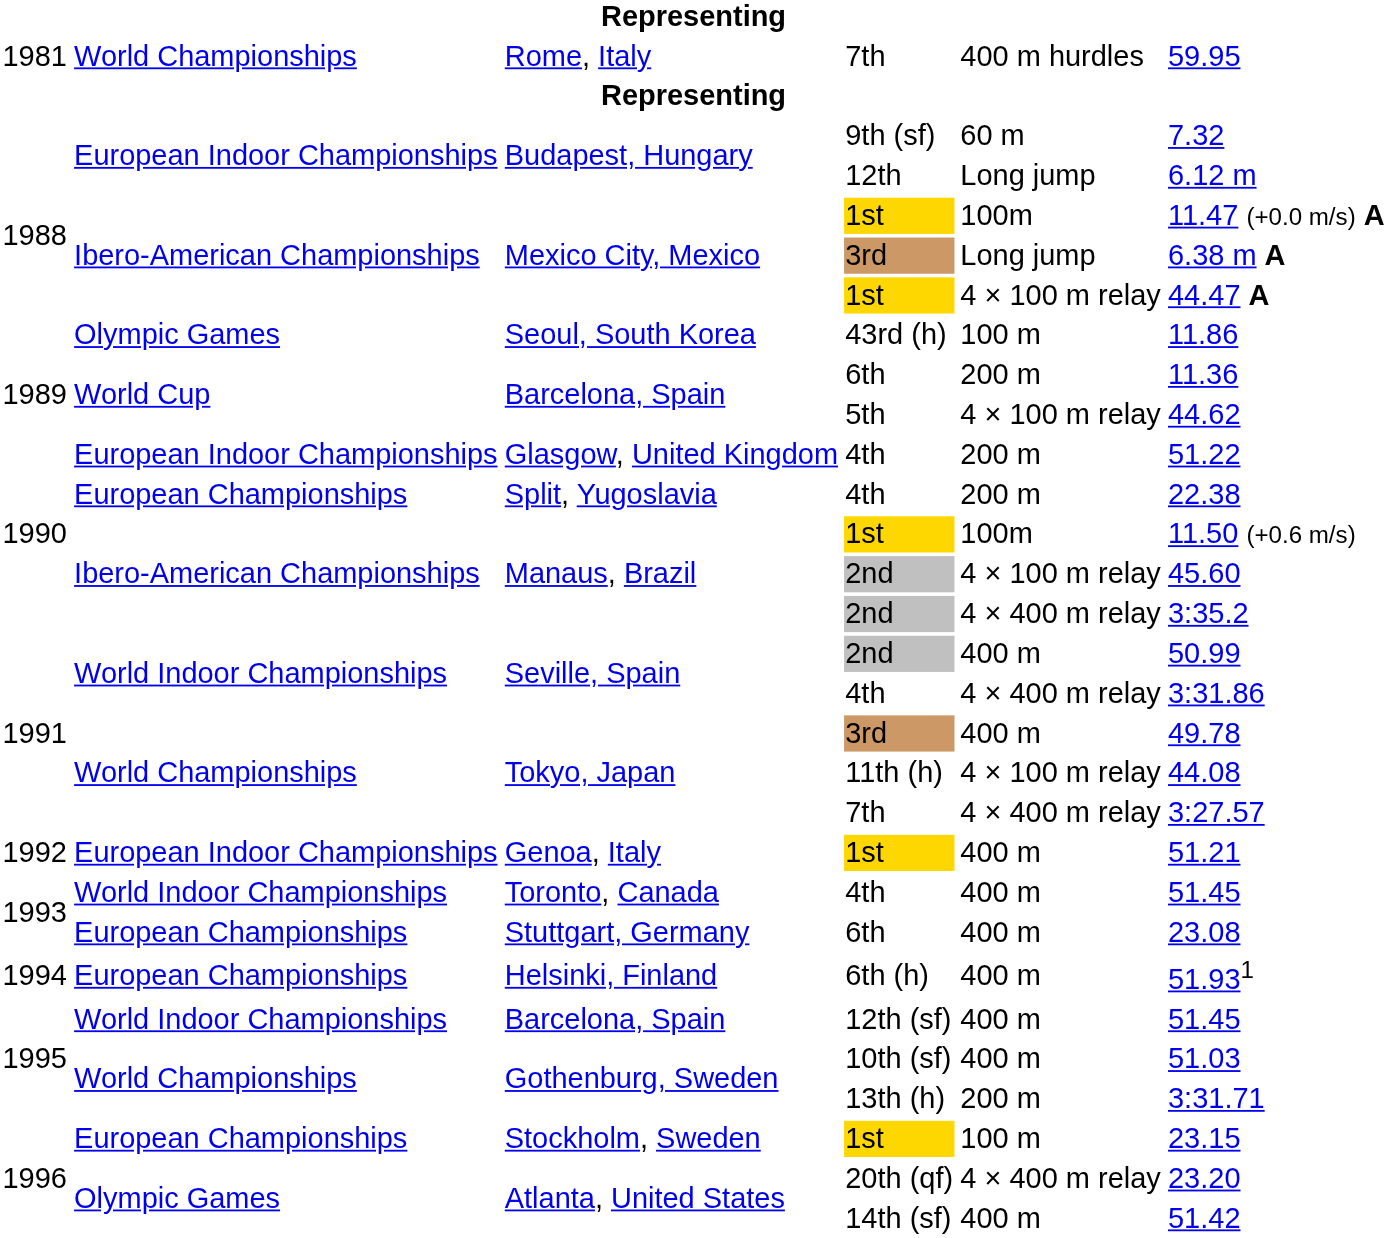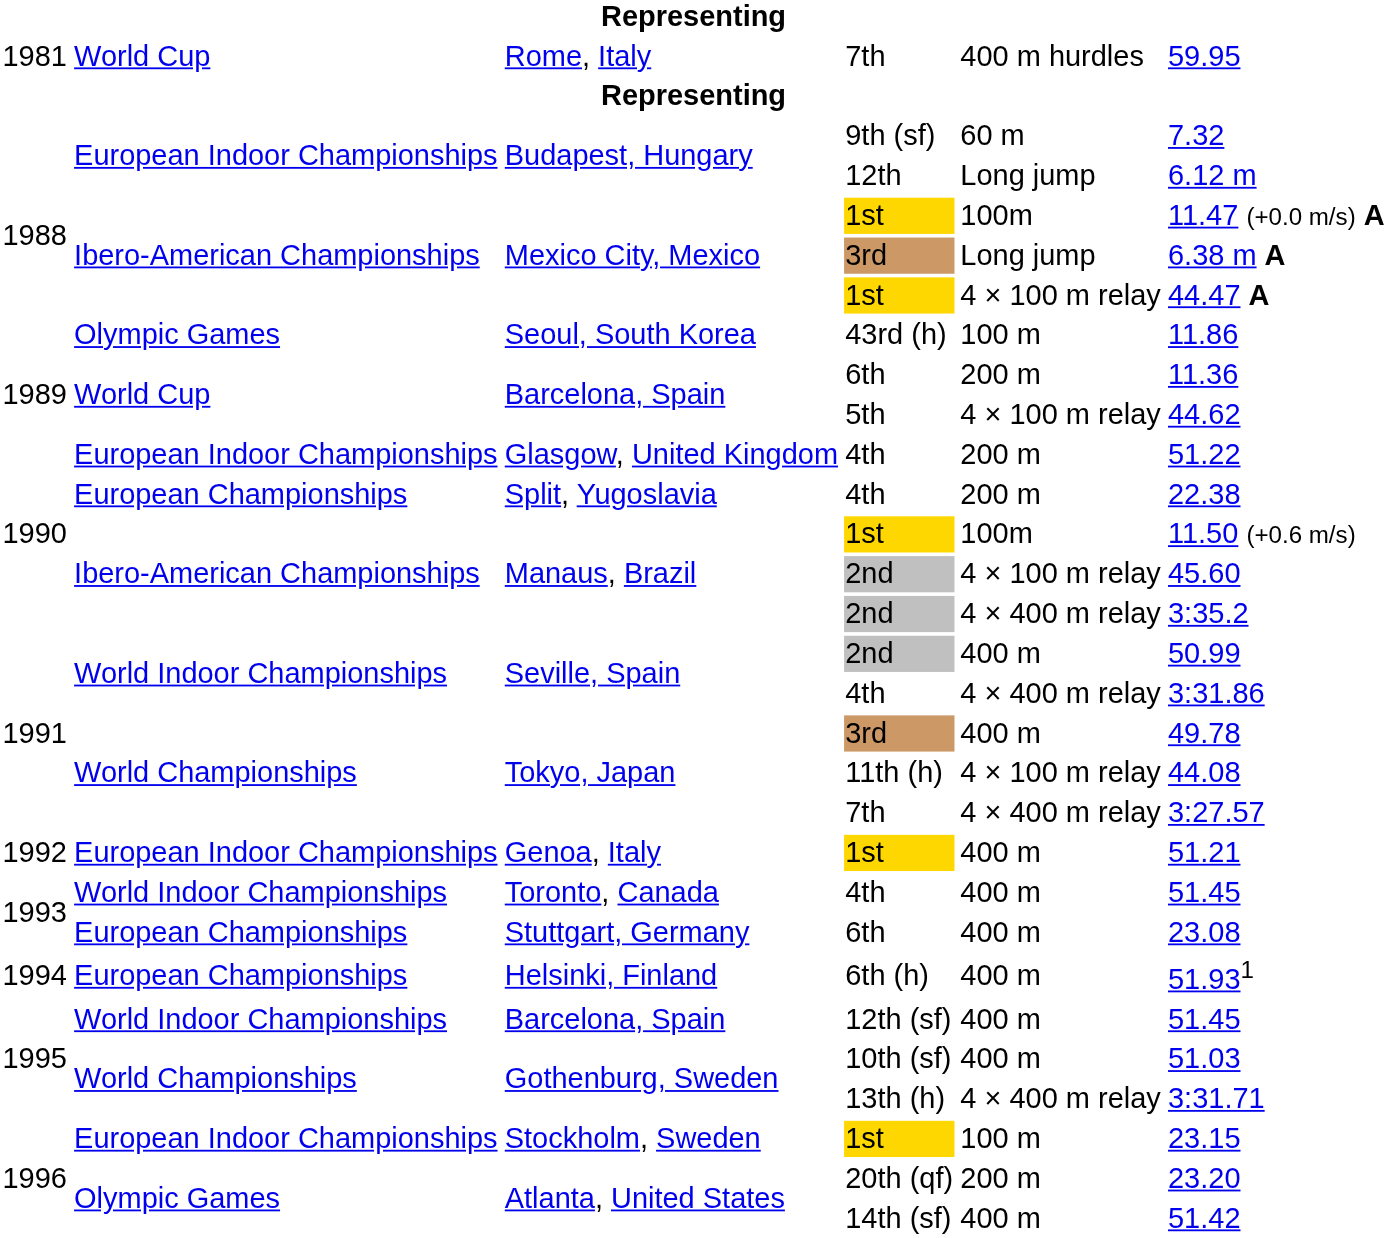(215, 56) World Championships -> (142, 56) World Cup
(1001, 1099) 200 m -> (1061, 1099) 4 × 400 m relay
(241, 1139) European Championships -> (286, 1139) European Indoor Championships
(1061, 1178) 4 × 400 m relay -> (1001, 1178) 200 m
